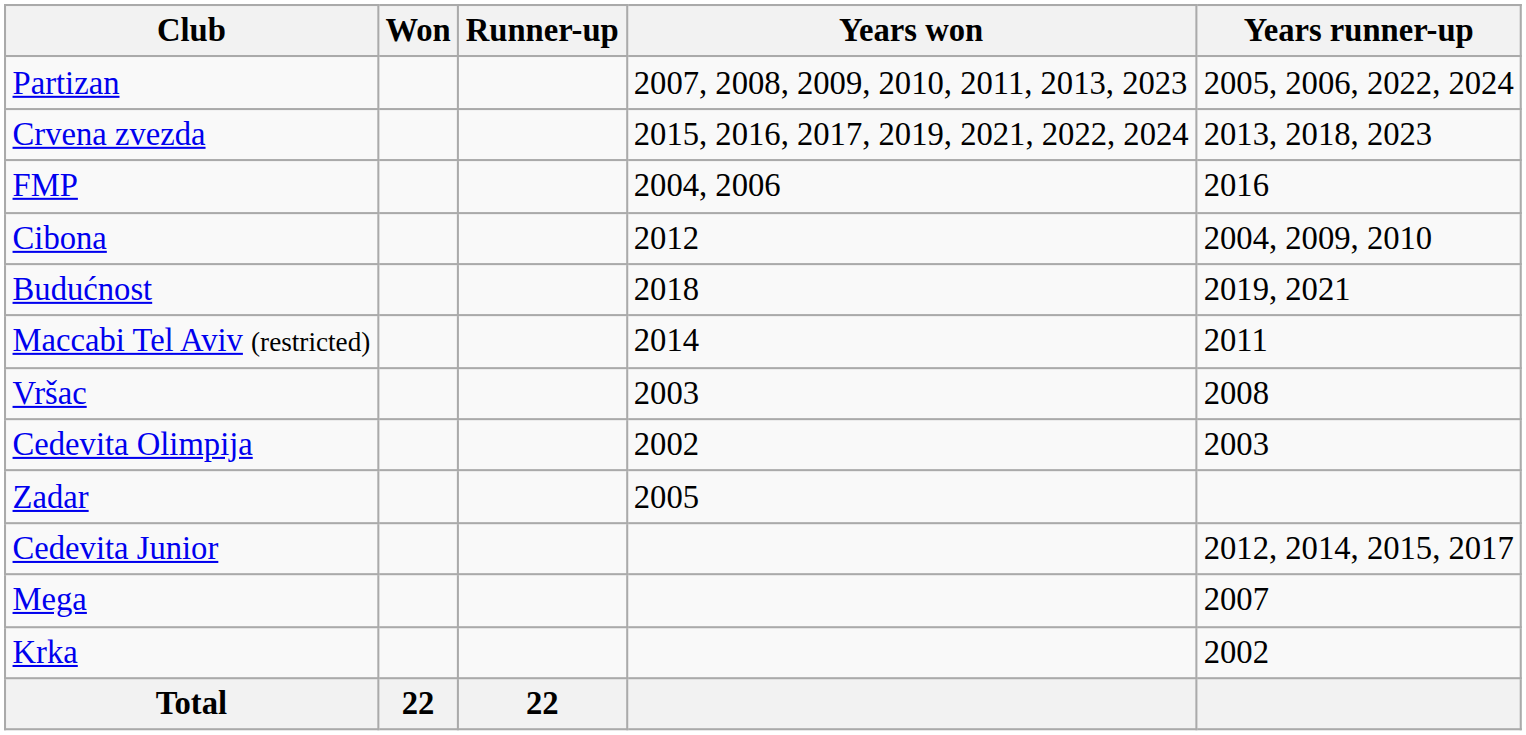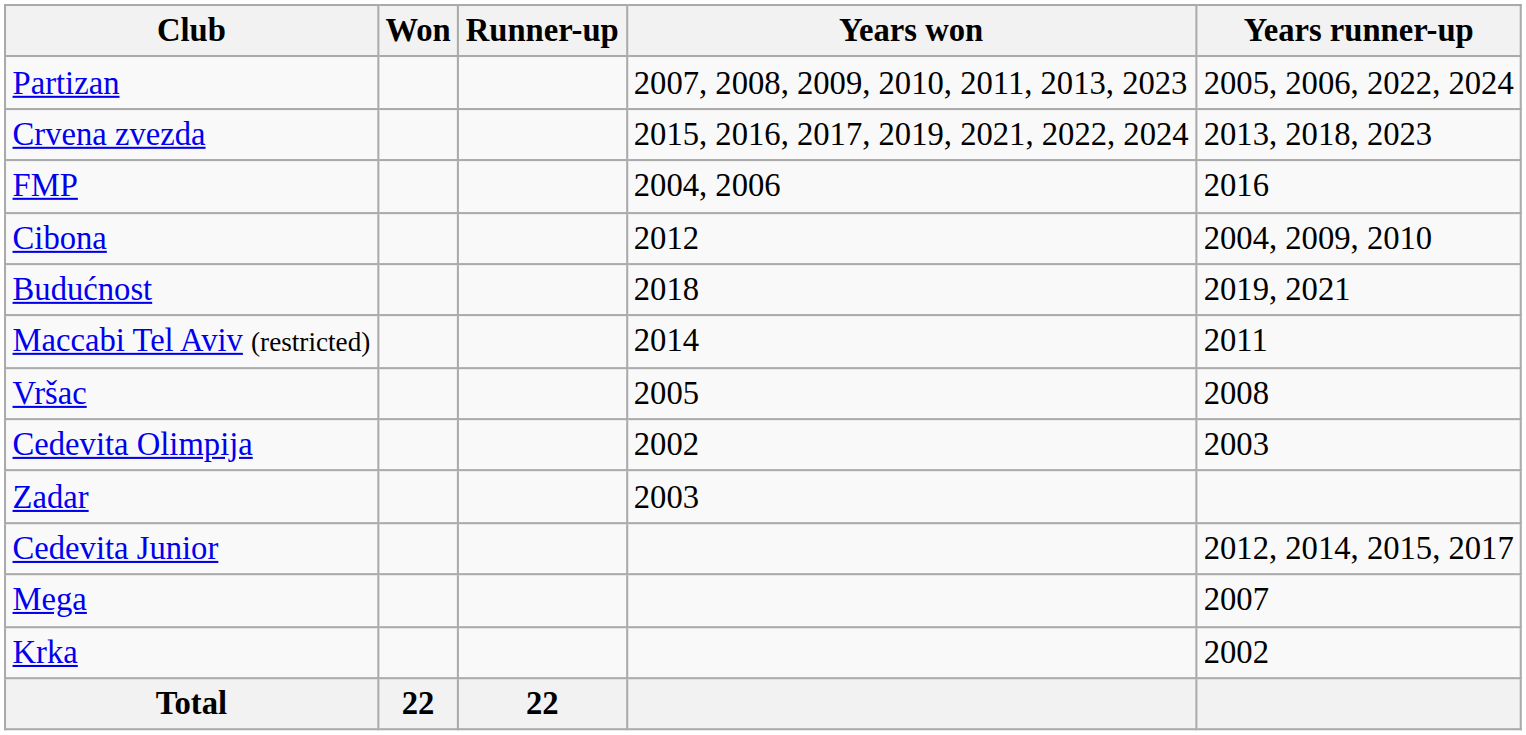(666, 392) 2003 -> (666, 392) 2005
(666, 496) 2005 -> (666, 496) 2003
